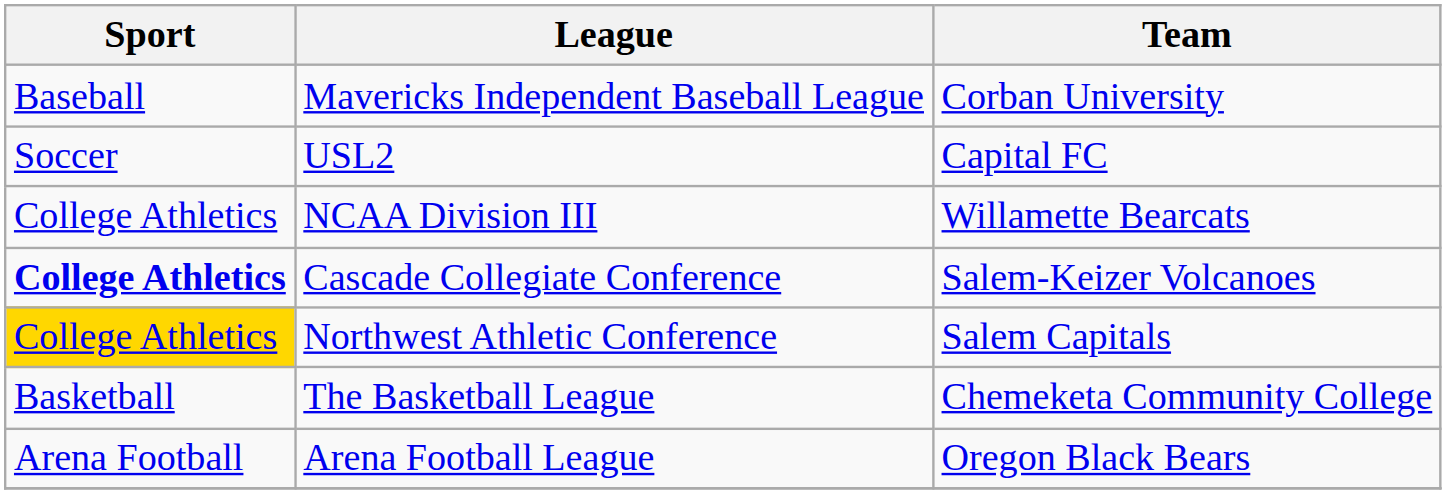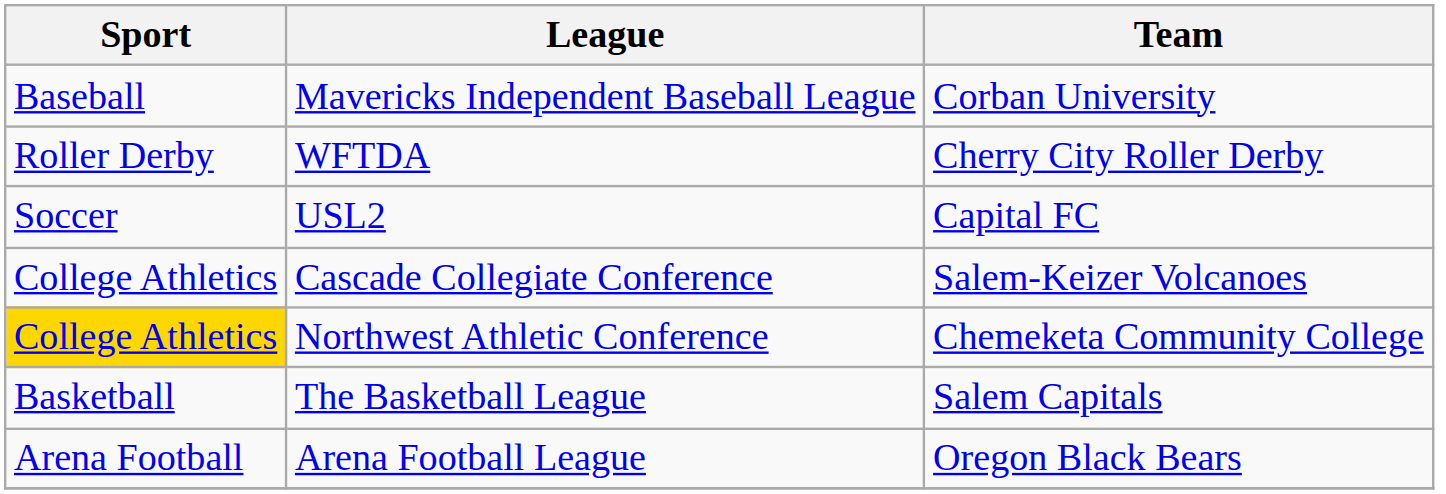+ row: (363, 155)
- row: (450, 215)
(150, 276) bold -> (146, 276) normal
(1056, 336) Salem Capitals -> (1178, 336) Chemeketa Community College
(1187, 397) Chemeketa Community College -> (1048, 397) Salem Capitals
